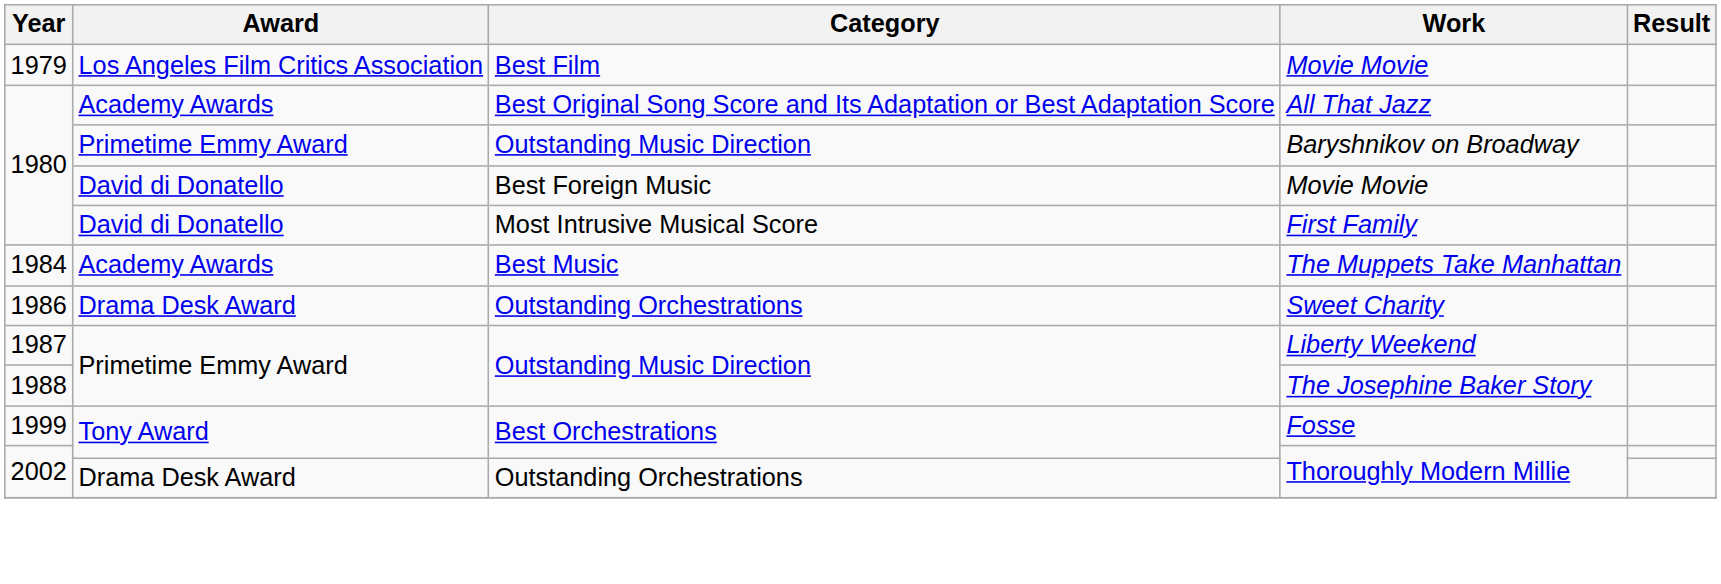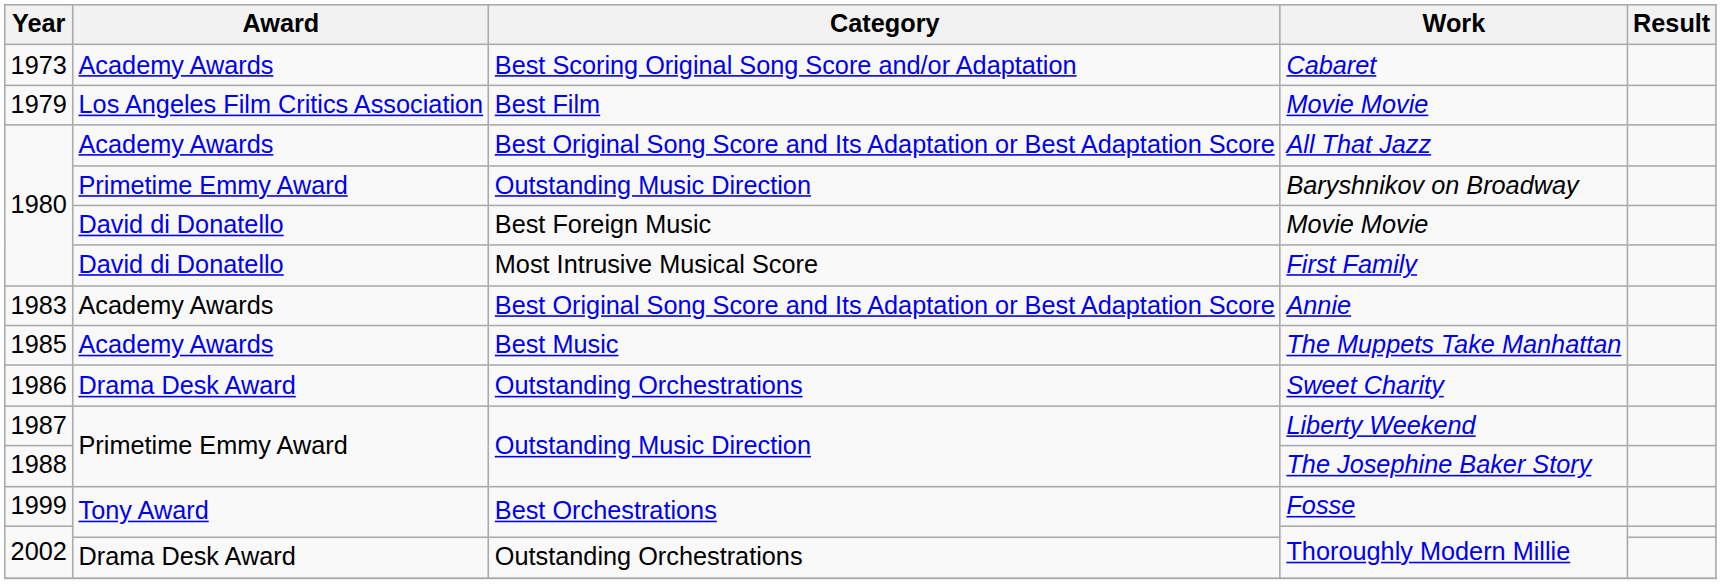+ row: (786, 64)
+ row: (885, 305)
(39, 265) 1984 -> (39, 345) 1985
